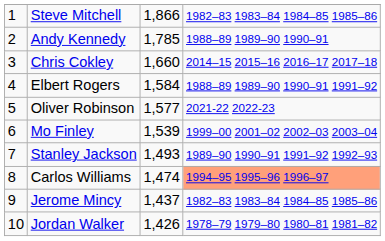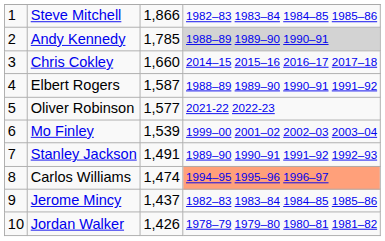(257, 39) no background -> (257, 39) lightgrey background
(162, 85) 1,584 -> (162, 85) 1,587
(162, 154) 1,493 -> (162, 154) 1,491
